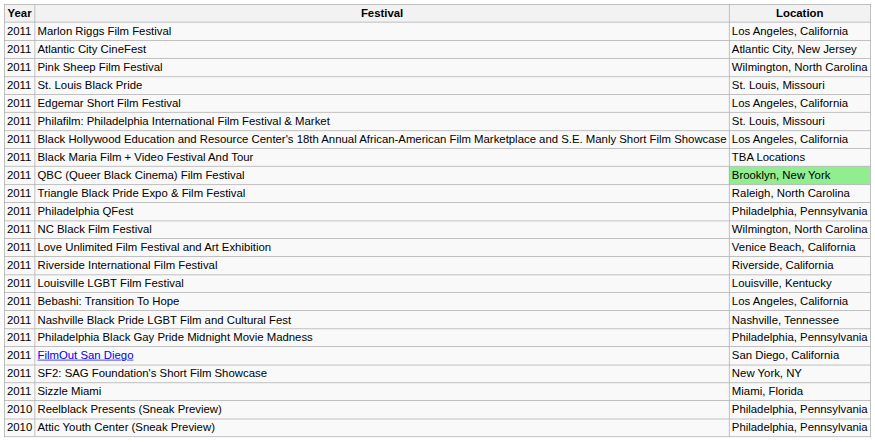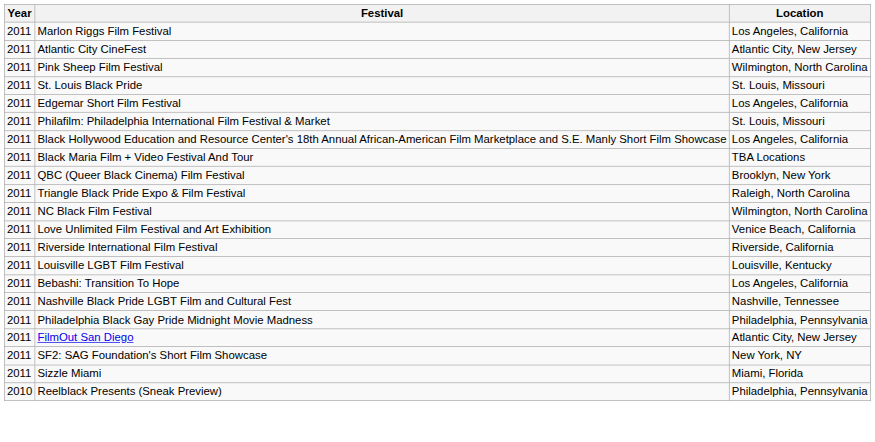(781, 175) lightgreen background -> (781, 175) no background
- row: (85, 211)
(786, 355) San Diego, California -> (794, 337) Atlantic City, New Jersey
- row: (126, 427)
